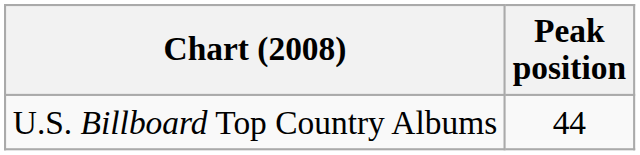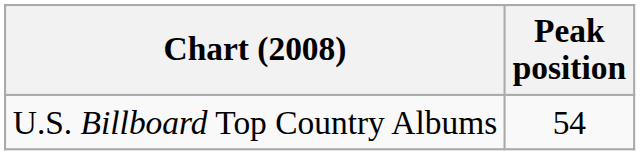(569, 121) 44 -> (569, 121) 54
